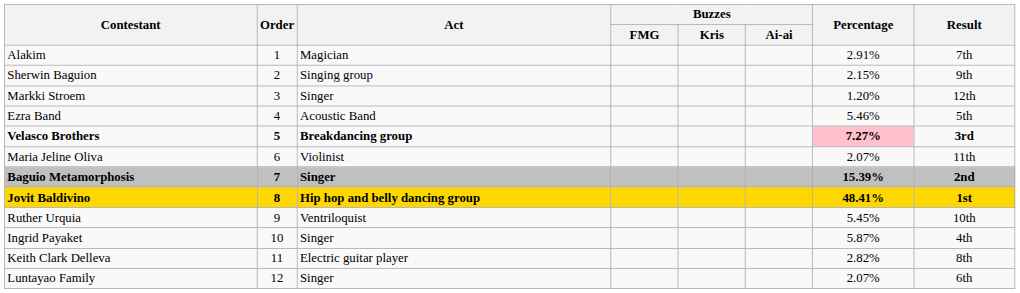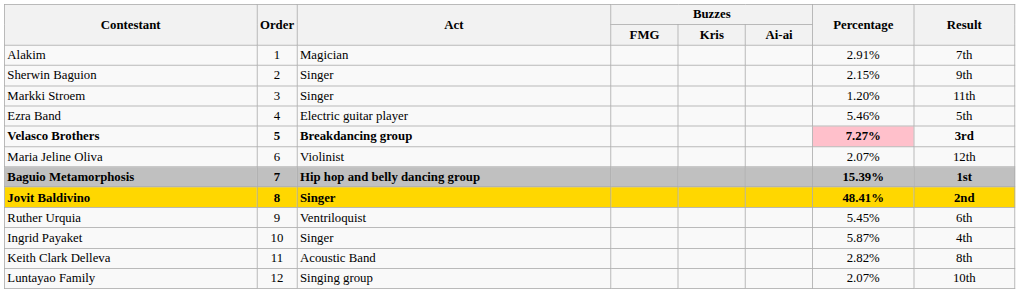(336, 75) Singing group -> (317, 75) Singer
(964, 95) 12th -> (964, 95) 11th
(338, 116) Acoustic Band -> (354, 116) Electric guitar player
(964, 156) 11th -> (964, 156) 12th
(318, 177) Singer -> (390, 177) Hip hop and belly dancing group
(964, 177) 2nd -> (964, 177) 1st
(390, 197) Hip hop and belly dancing group -> (318, 197) Singer
(964, 197) 1st -> (964, 197) 2nd
(964, 217) 10th -> (964, 217) 6th
(354, 258) Electric guitar player -> (338, 258) Acoustic Band
(317, 278) Singer -> (336, 278) Singing group
(964, 278) 6th -> (964, 278) 10th
